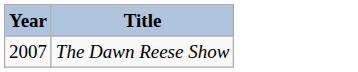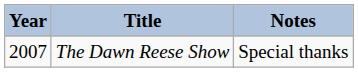+ column: (293, 20)
